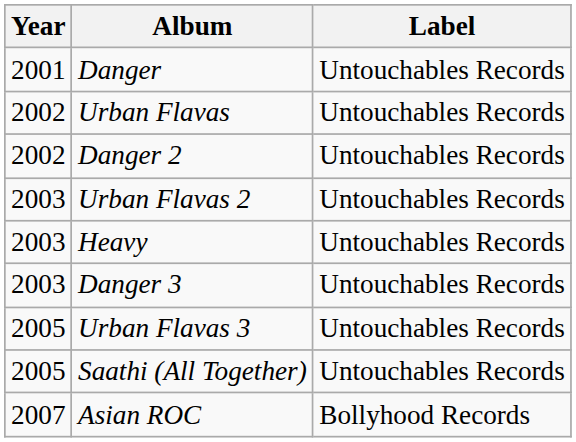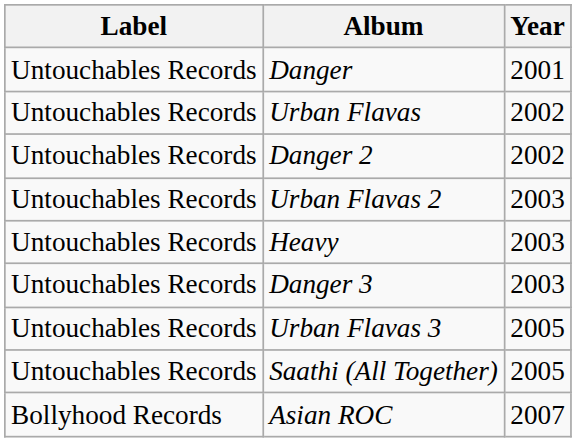columns swapped: (38, 26) <-> (442, 26)
